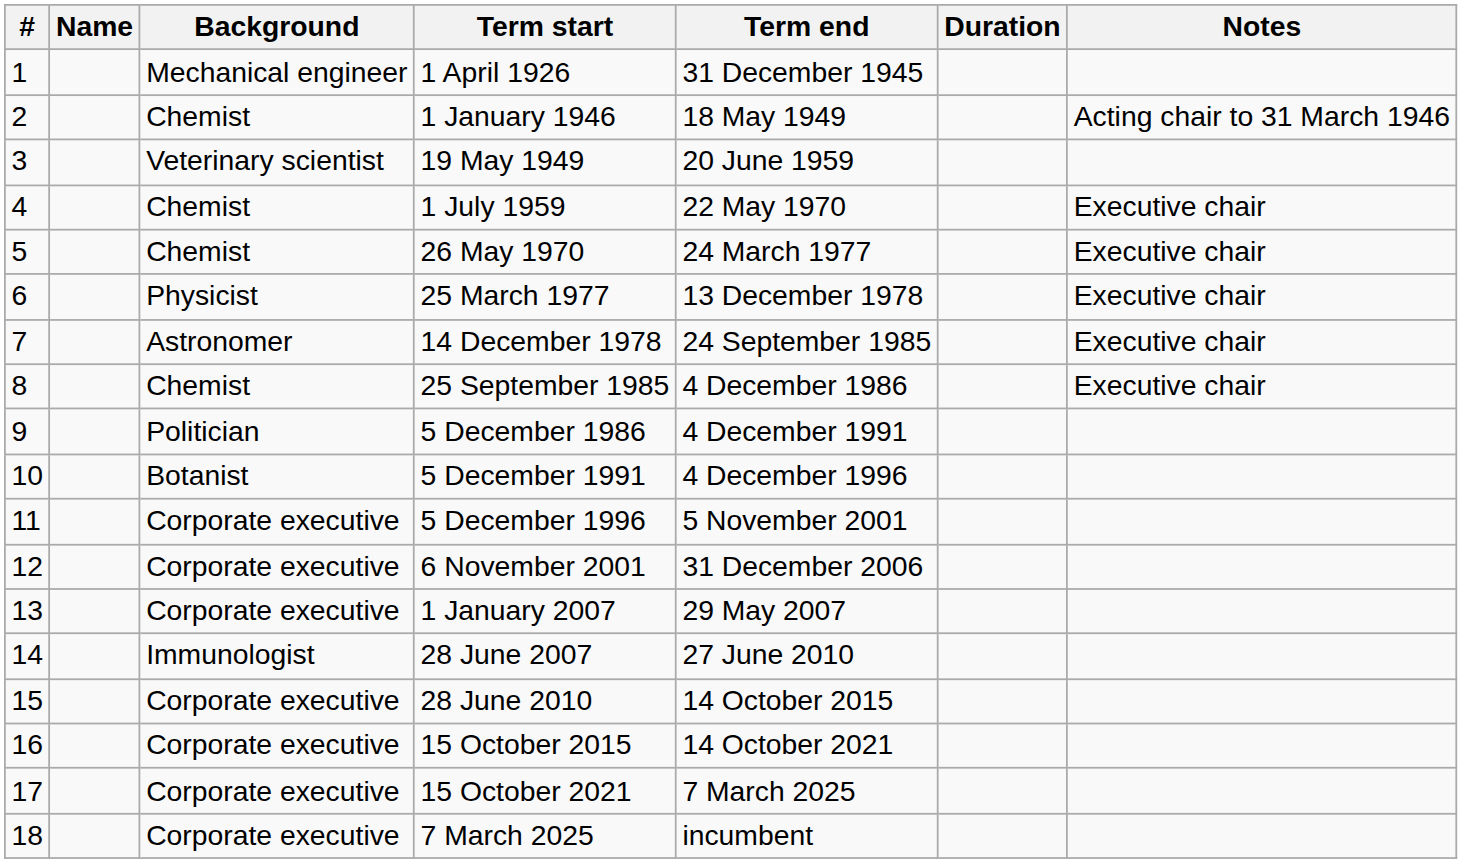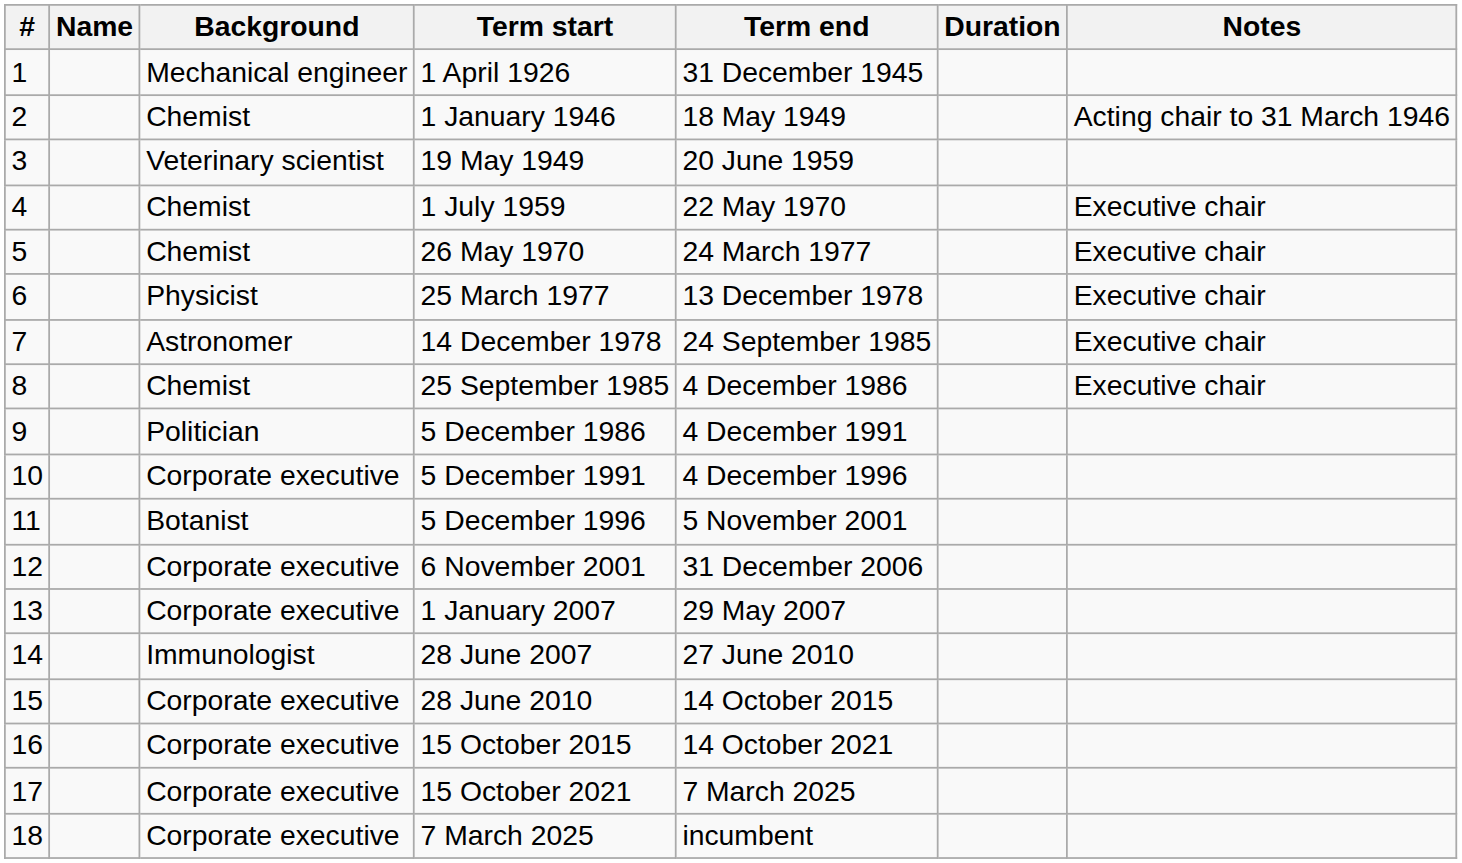(197, 476) Botanist -> (273, 476) Corporate executive
(273, 521) Corporate executive -> (197, 521) Botanist
